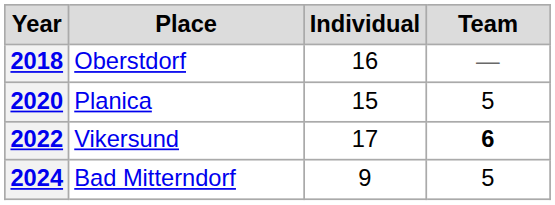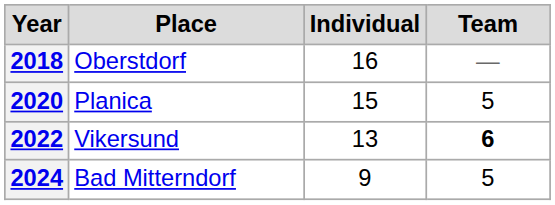(365, 139) 17 -> (365, 139) 13
